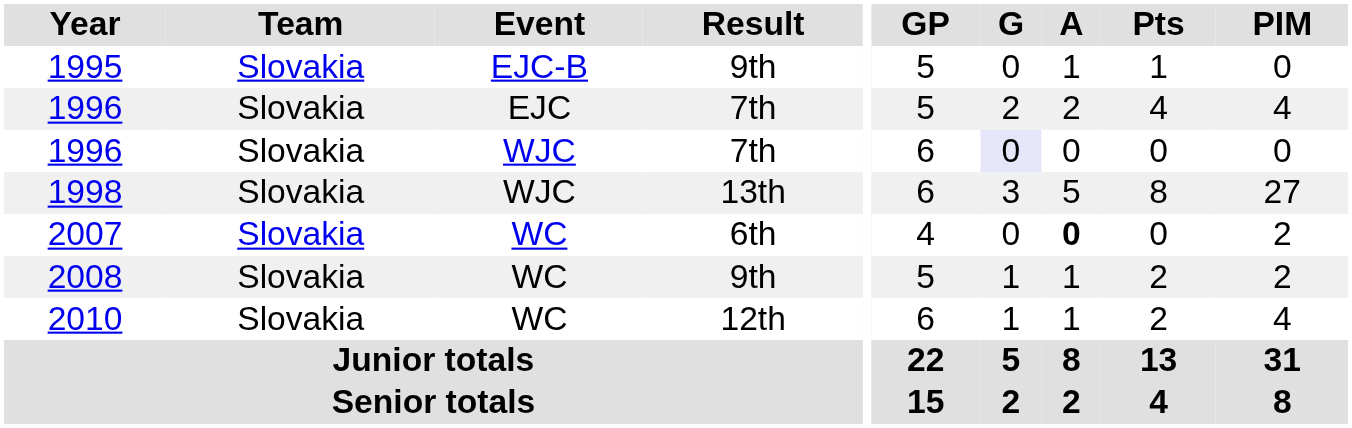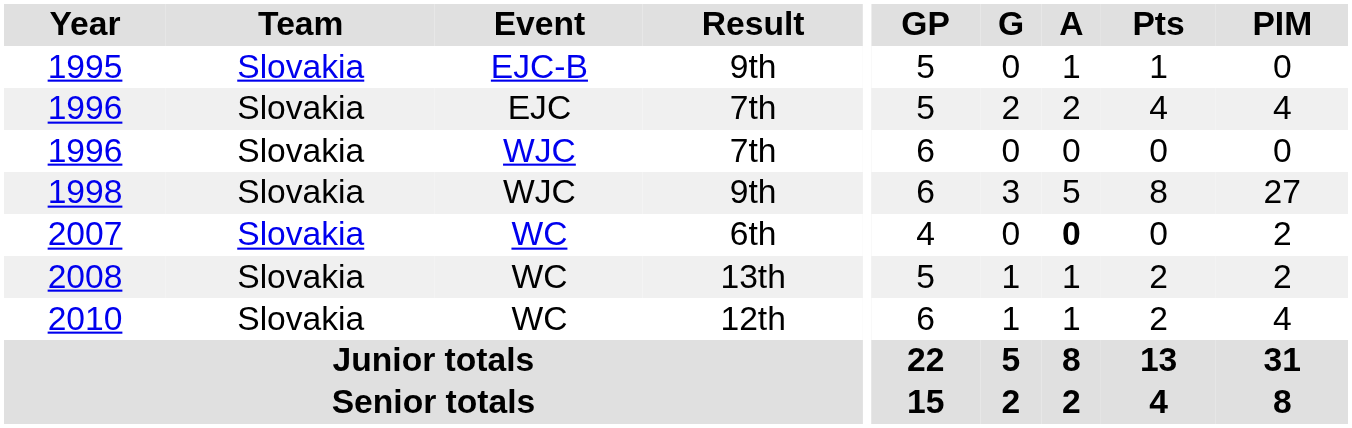(1011, 150) lavender background -> (1011, 150) no background
(753, 192) 13th -> (753, 192) 9th
(753, 276) 9th -> (753, 276) 13th
